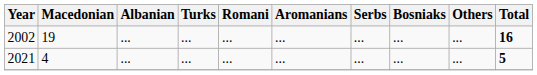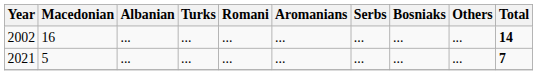(48, 37) 19 -> (48, 37) 16
(506, 37) 16 -> (506, 37) 14
(45, 59) 4 -> (45, 59) 5
(502, 59) 5 -> (502, 59) 7
